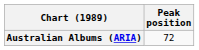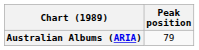(169, 38) 72 -> (169, 38) 79
